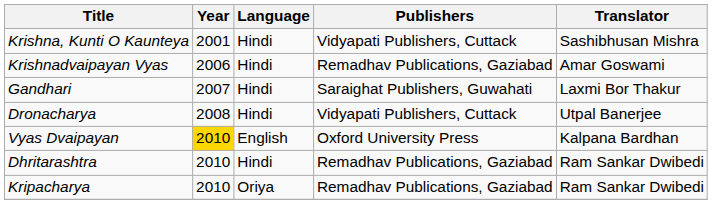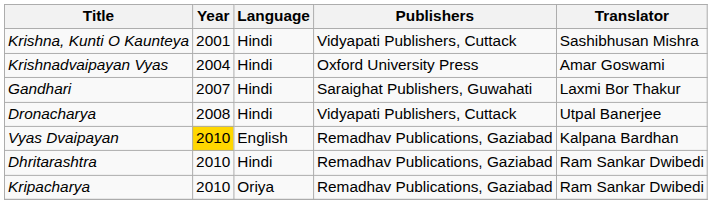(213, 65) 2006 -> (213, 65) 2004
(435, 65) Remadhav Publications, Gaziabad -> (398, 65) Oxford University Press
(398, 138) Oxford University Press -> (435, 138) Remadhav Publications, Gaziabad
